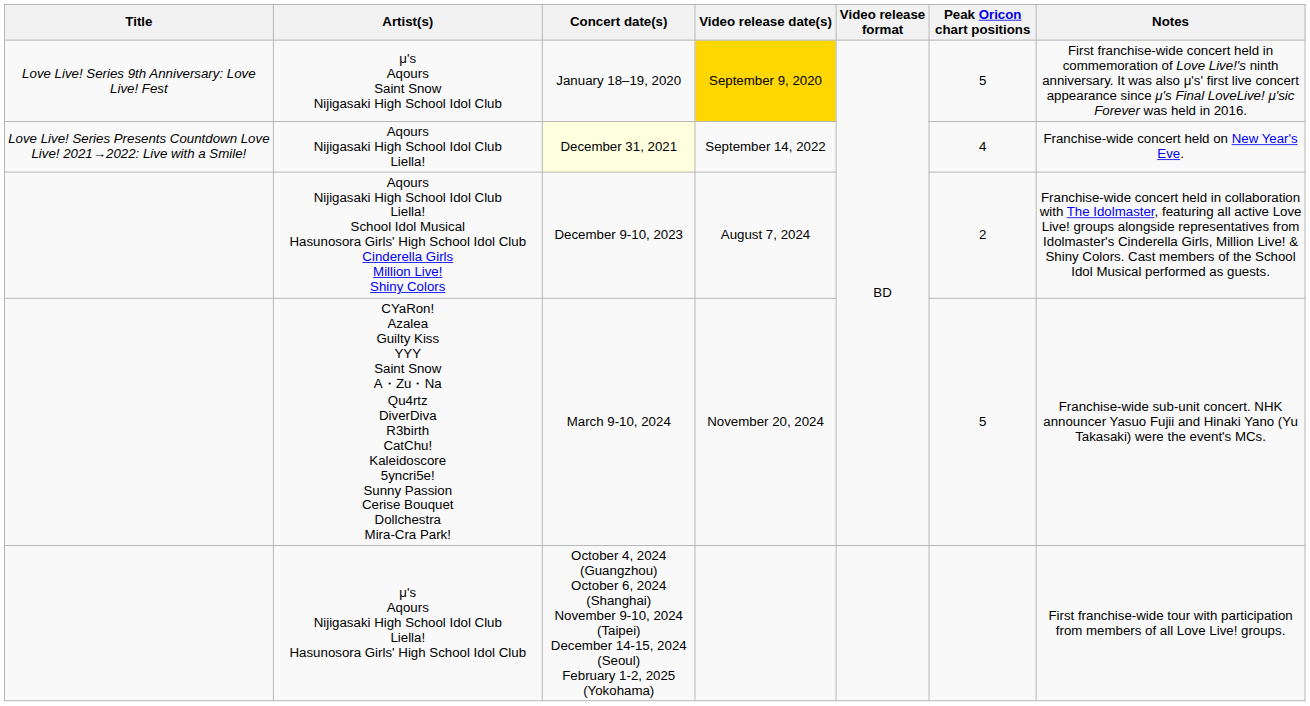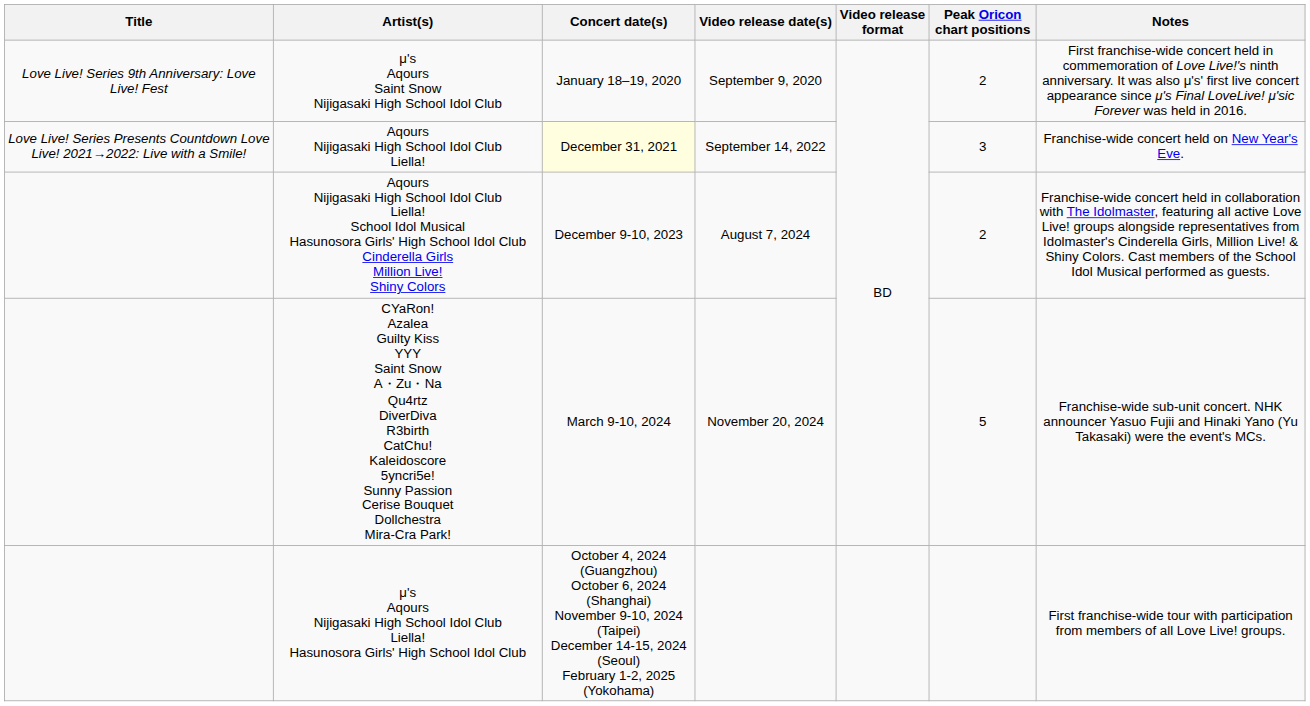(766, 80) gold background -> (766, 80) no background
(983, 80) 5 -> (983, 80) 2
(983, 146) 4 -> (983, 146) 3
